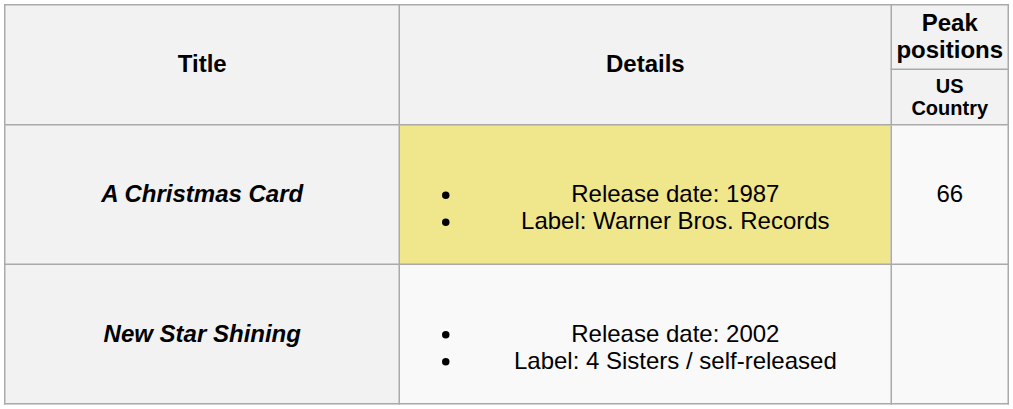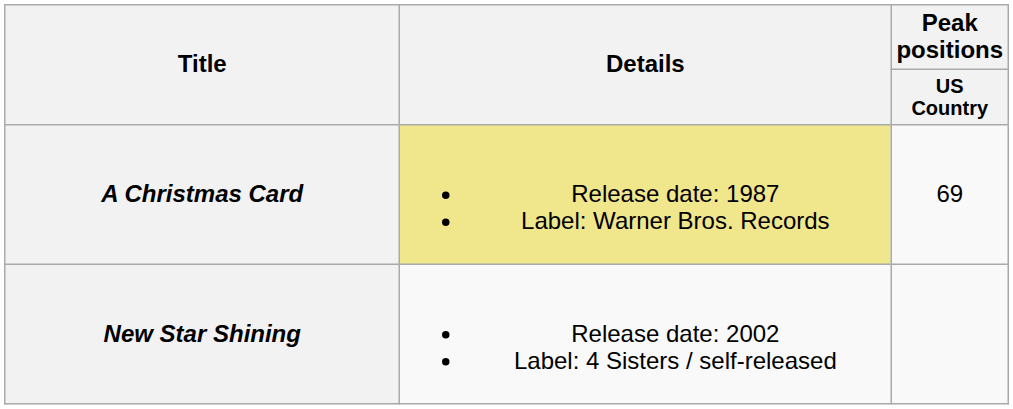(950, 194) 66 -> (950, 194) 69
